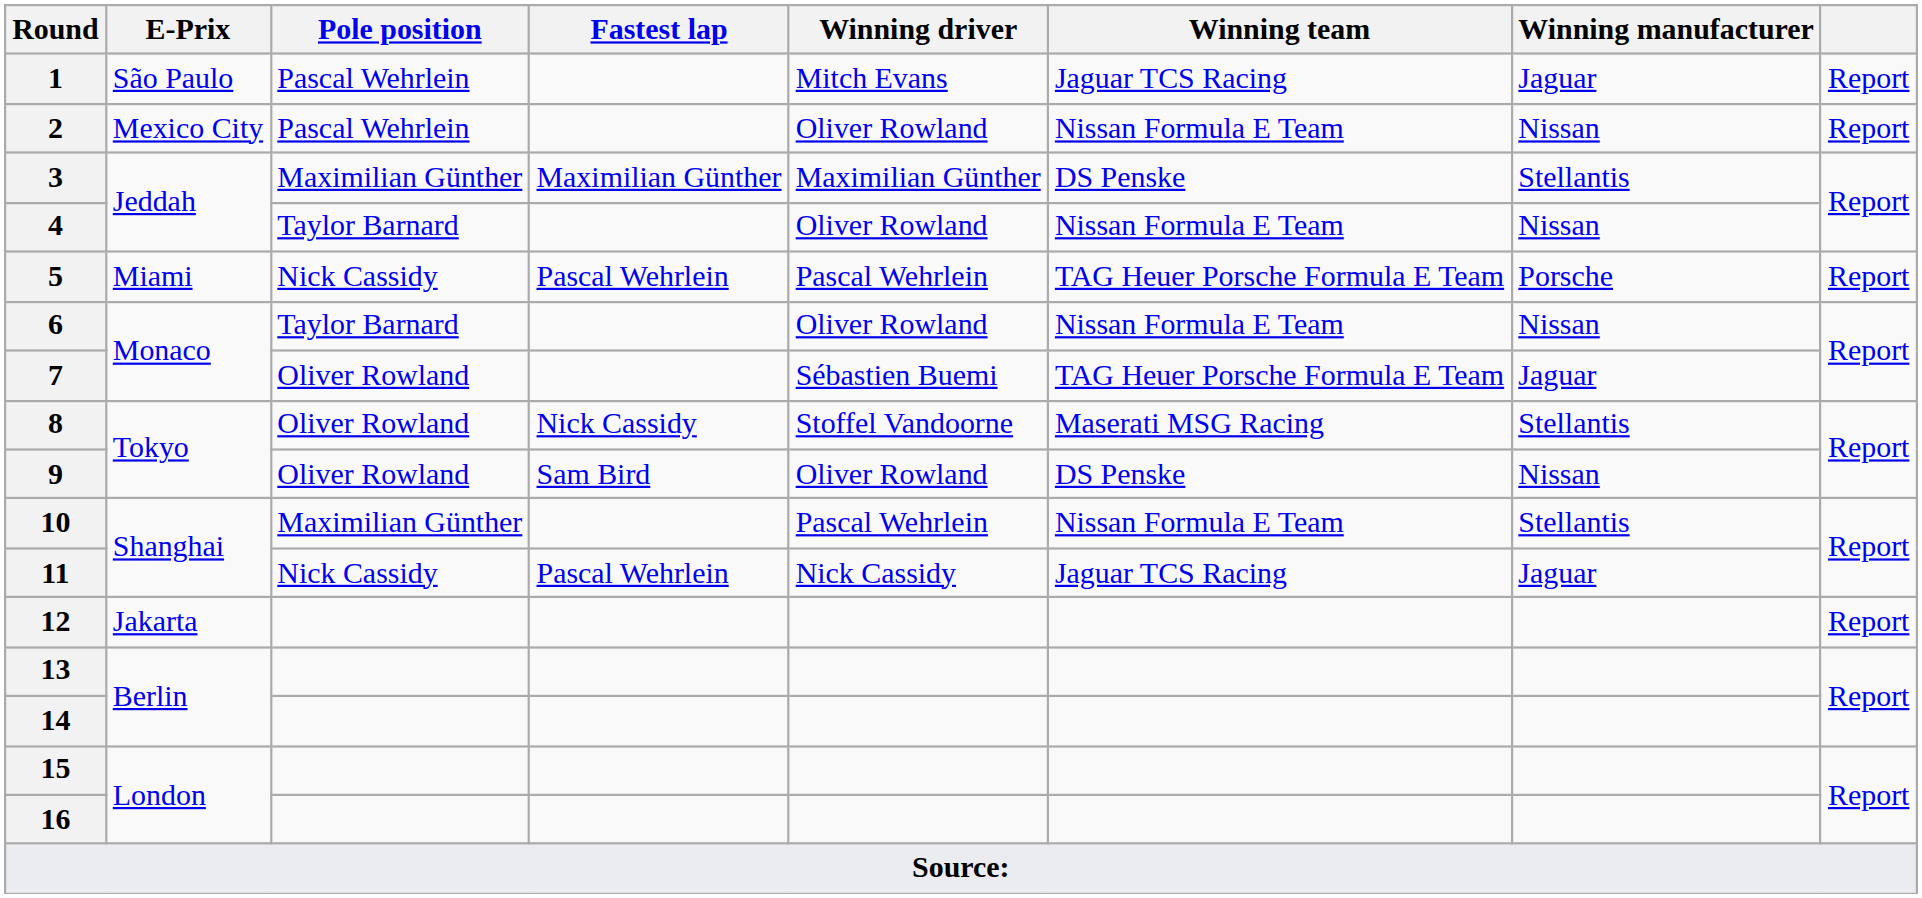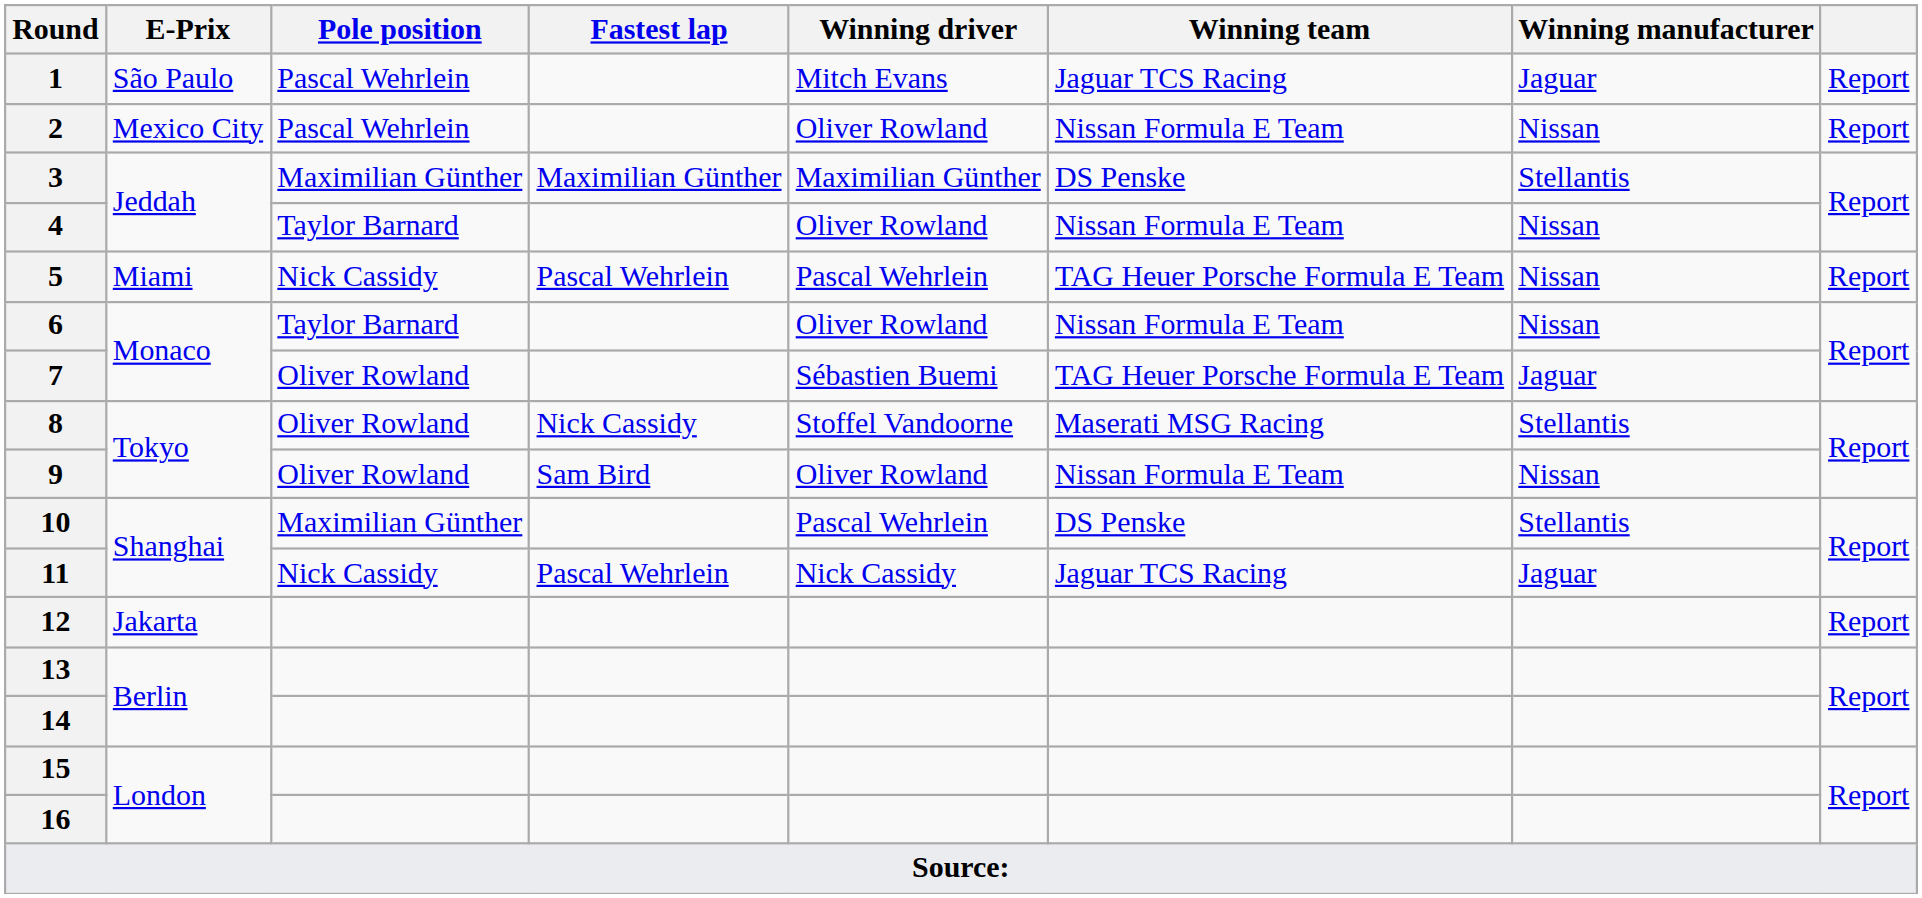(1566, 275) Porsche -> (1559, 275) Nissan
(1120, 473) DS Penske -> (1199, 473) Nissan Formula E Team
(1199, 522) Nissan Formula E Team -> (1120, 522) DS Penske
